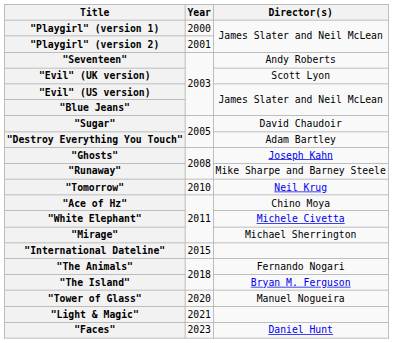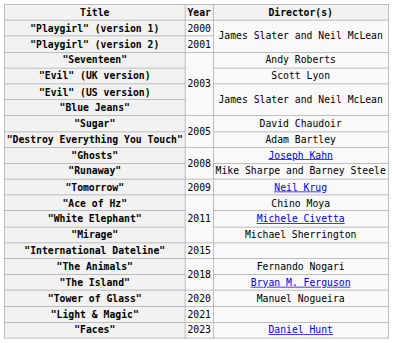(199, 187) 2010 -> (199, 187) 2009
